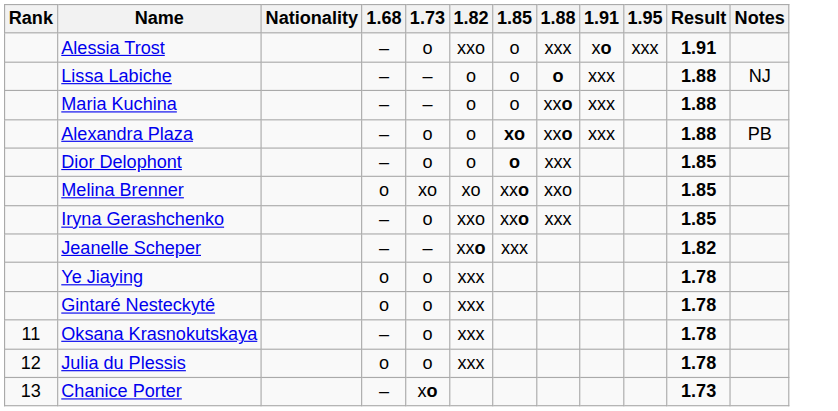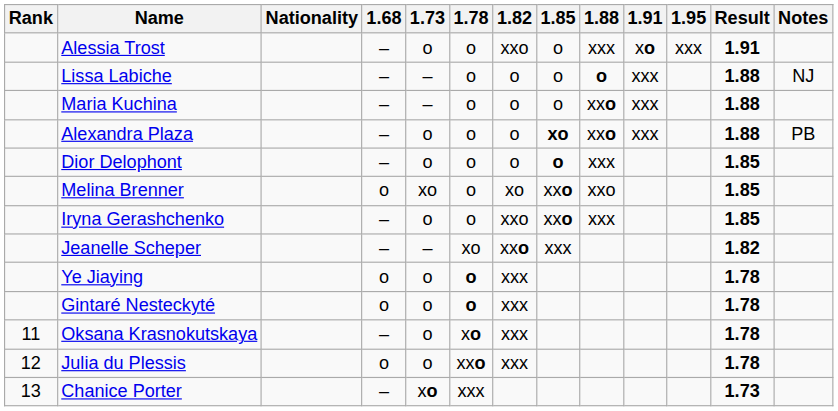+ column: (471, 18)
